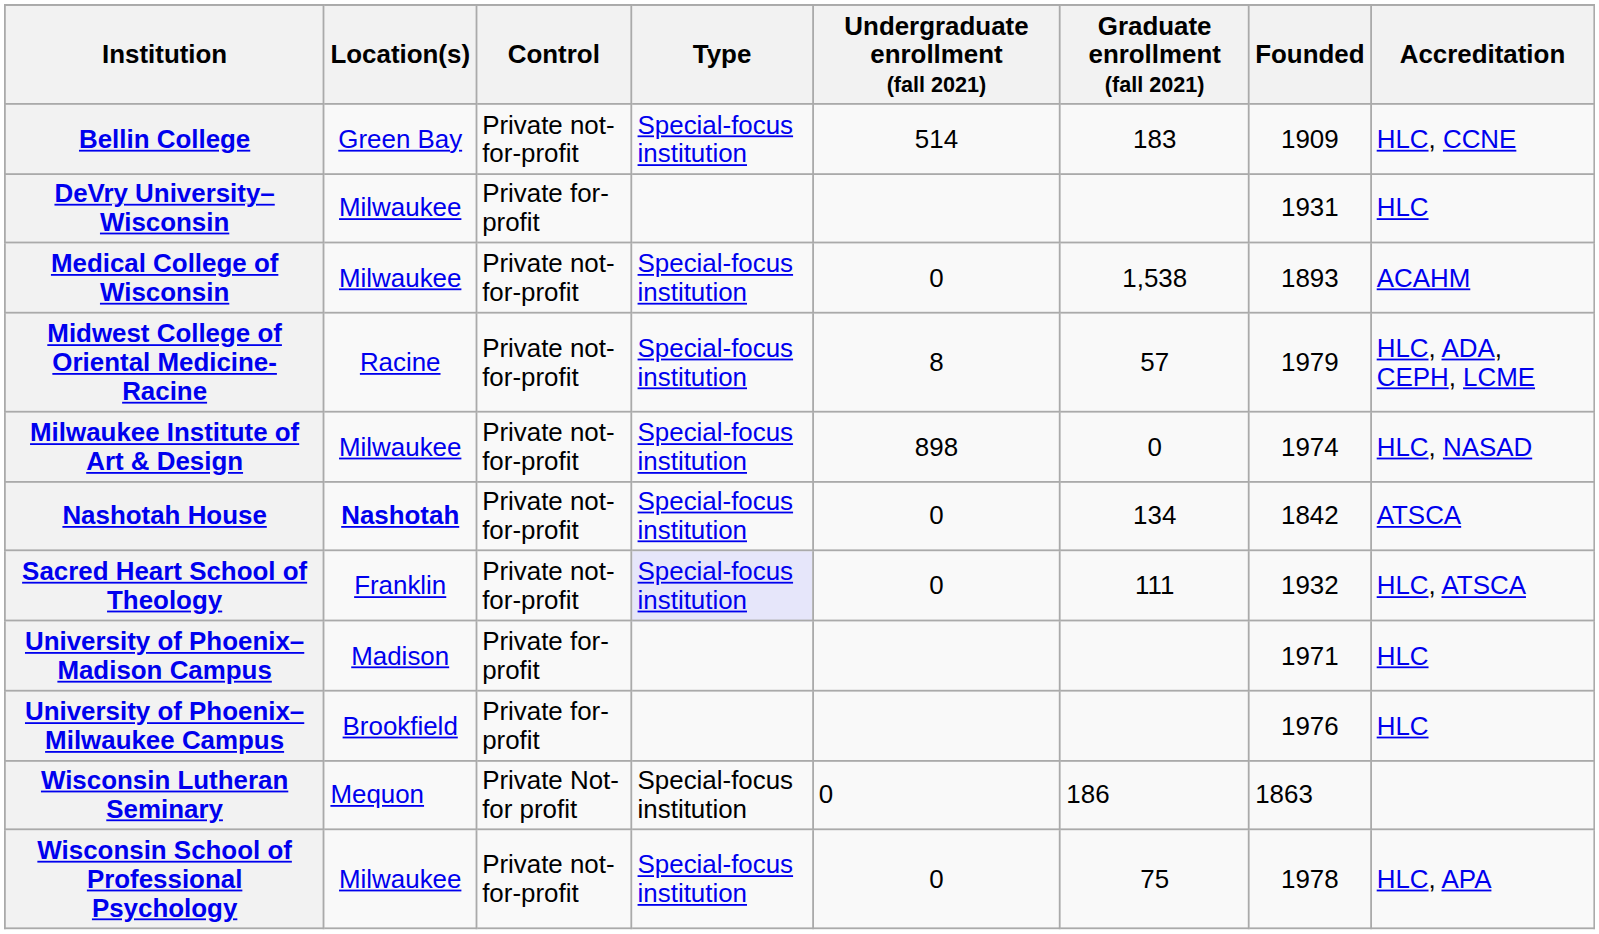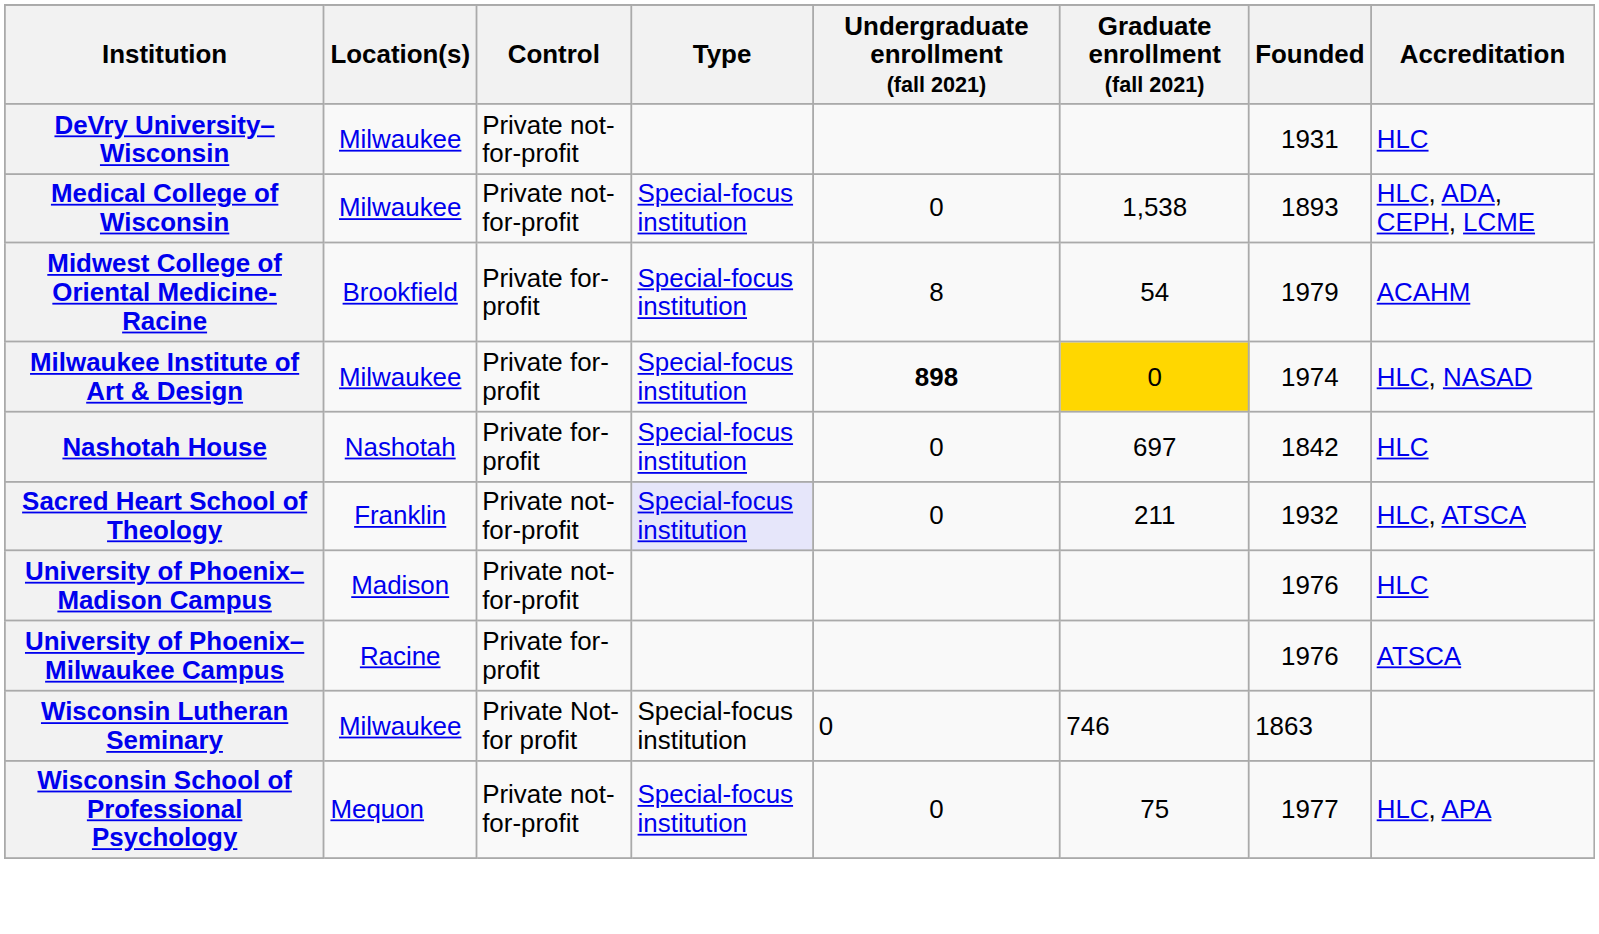- row: (165, 139)
(545, 208) Private for-profit -> (548, 139) Private not-for-profit
(1423, 278) ACAHM -> (1456, 208) HLC, ADA, CEPH, LCME
(400, 362) Racine -> (400, 293) Brookfield
(548, 362) Private not-for-profit -> (545, 293) Private for-profit
(1155, 362) 57 -> (1155, 293) 54
(1456, 362) HLC, ADA, CEPH, LCME -> (1423, 293) ACAHM
(548, 447) Private not-for-profit -> (545, 377) Private for-profit
(936, 447) normal -> (936, 377) bold
(1155, 447) no background -> (1155, 377) gold background
(400, 516) bold -> (400, 447) normal
(548, 516) Private not-for-profit -> (545, 447) Private for-profit
(1155, 516) 134 -> (1155, 447) 697
(1419, 516) ATSCA -> (1403, 447) HLC
(1155, 586) 111 -> (1155, 516) 211
(545, 656) Private for-profit -> (548, 586) Private not-for-profit
(1310, 656) 1971 -> (1310, 586) 1976
(400, 726) Brookfield -> (400, 656) Racine
(1403, 726) HLC -> (1419, 656) ATSCA
(377, 795) Mequon -> (400, 726) Milwaukee
(1088, 795) 186 -> (1088, 726) 746
(400, 879) Milwaukee -> (377, 810) Mequon
(1310, 879) 1978 -> (1310, 810) 1977
